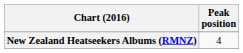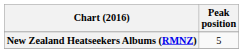(219, 40) 4 -> (219, 40) 5
